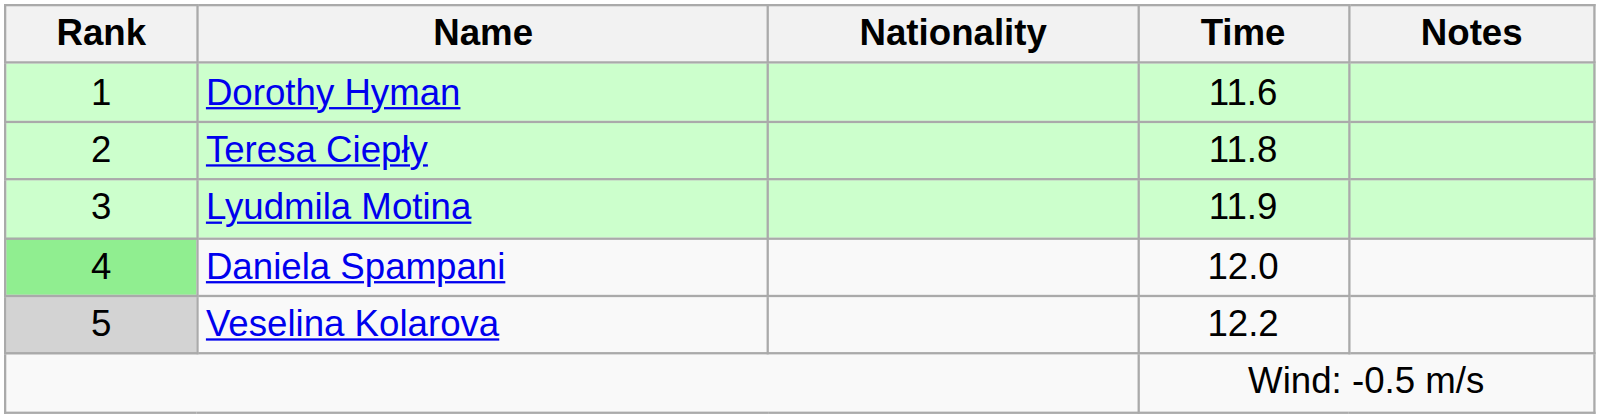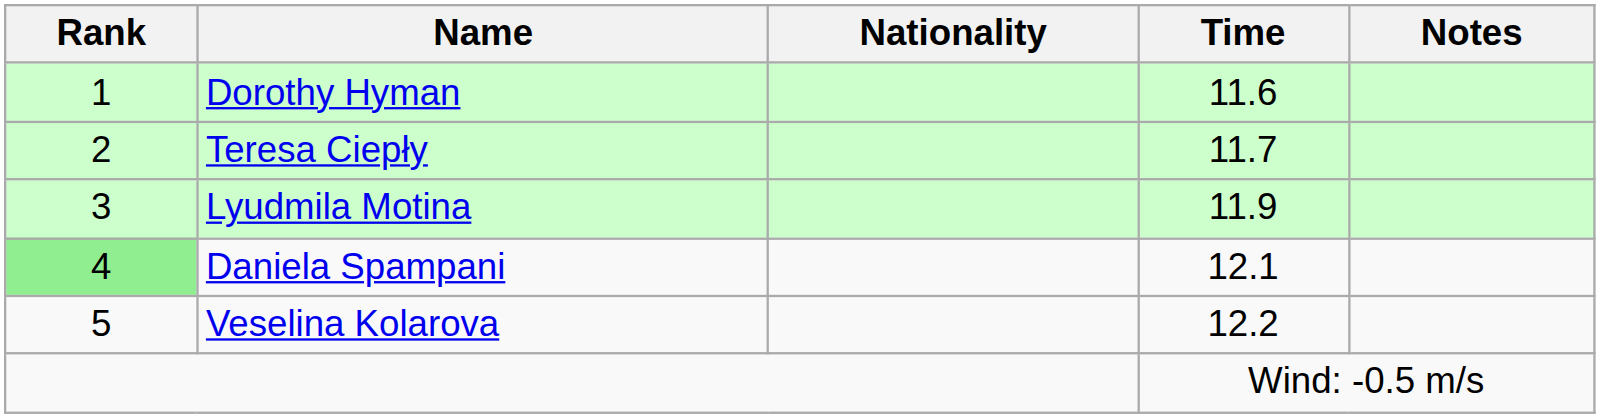(1243, 149) 11.8 -> (1243, 149) 11.7
(1243, 265) 12.0 -> (1243, 265) 12.1
(101, 324) lightgrey background -> (101, 324) no background
